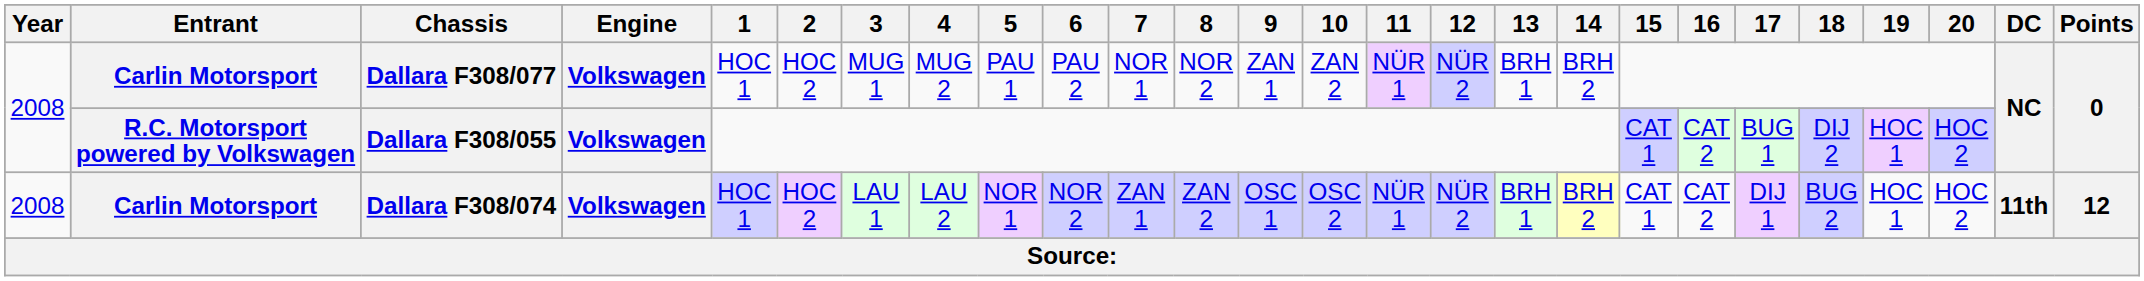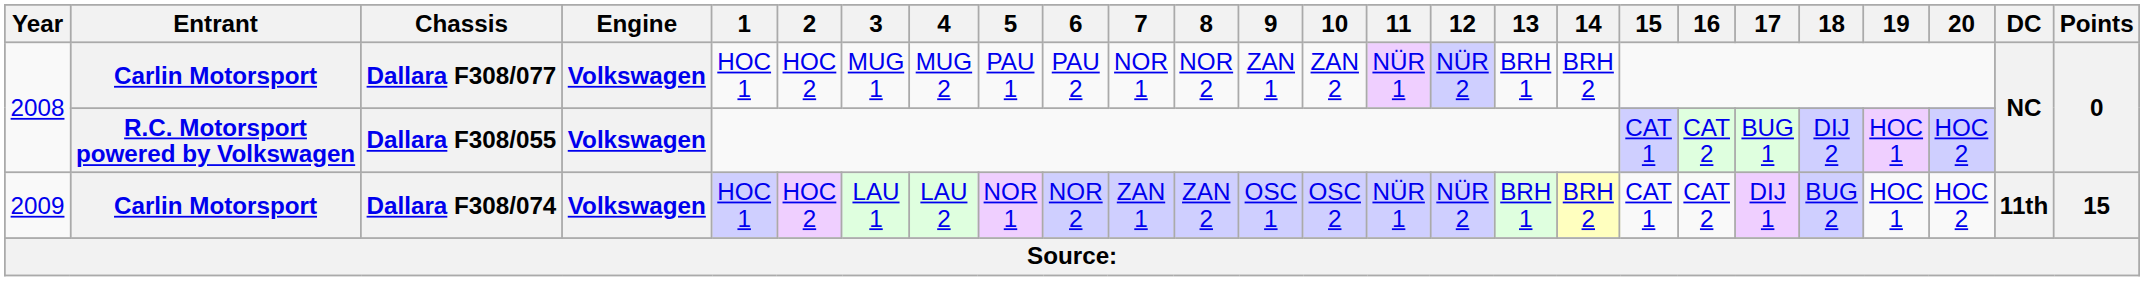(38, 205) 2008 -> (38, 205) 2009
(2097, 205) 12 -> (2097, 205) 15
